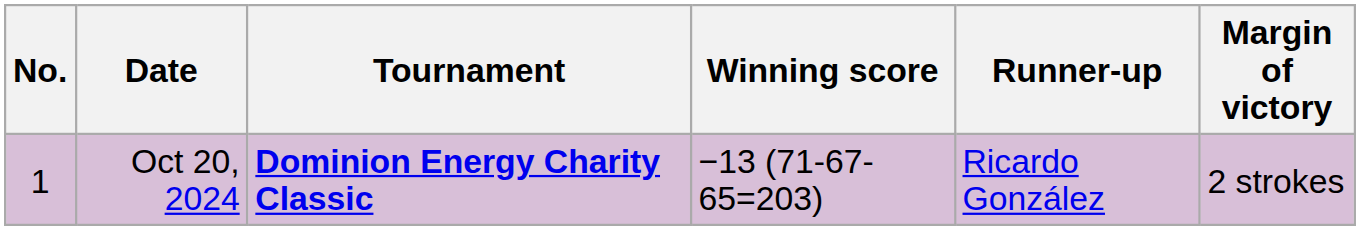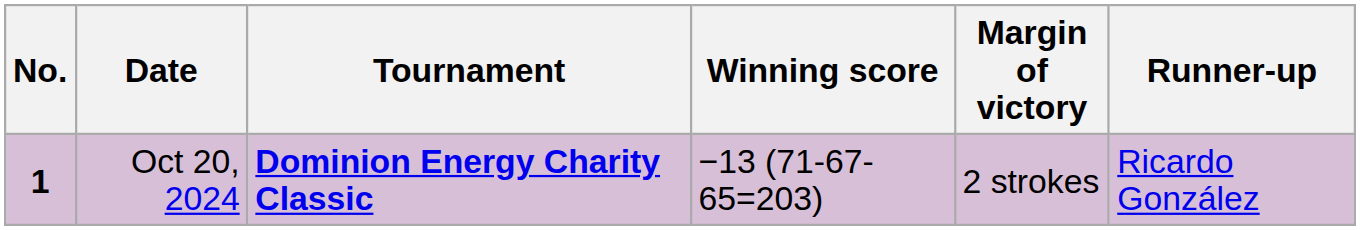columns swapped: (1277, 70) <-> (1077, 70)
(40, 180) normal -> (40, 180) bold
